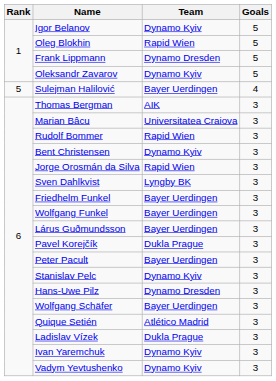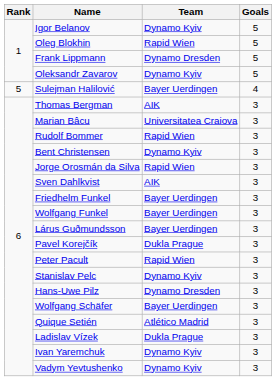(168, 182) Lyngby BK -> (152, 182) AIK
(181, 259) Bayer Uerdingen -> (169, 259) Rapid Wien
